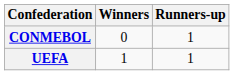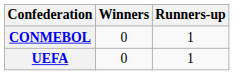(124, 59) 1 -> (124, 59) 0
